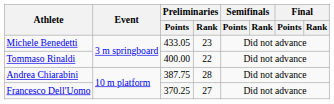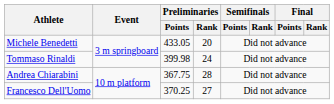(207, 43) 23 -> (207, 43) 20
(177, 59) 400.00 -> (177, 59) 399.98
(207, 59) 22 -> (207, 59) 24
(177, 75) 387.75 -> (177, 75) 367.75
